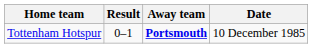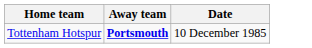- column: (123, 14)
